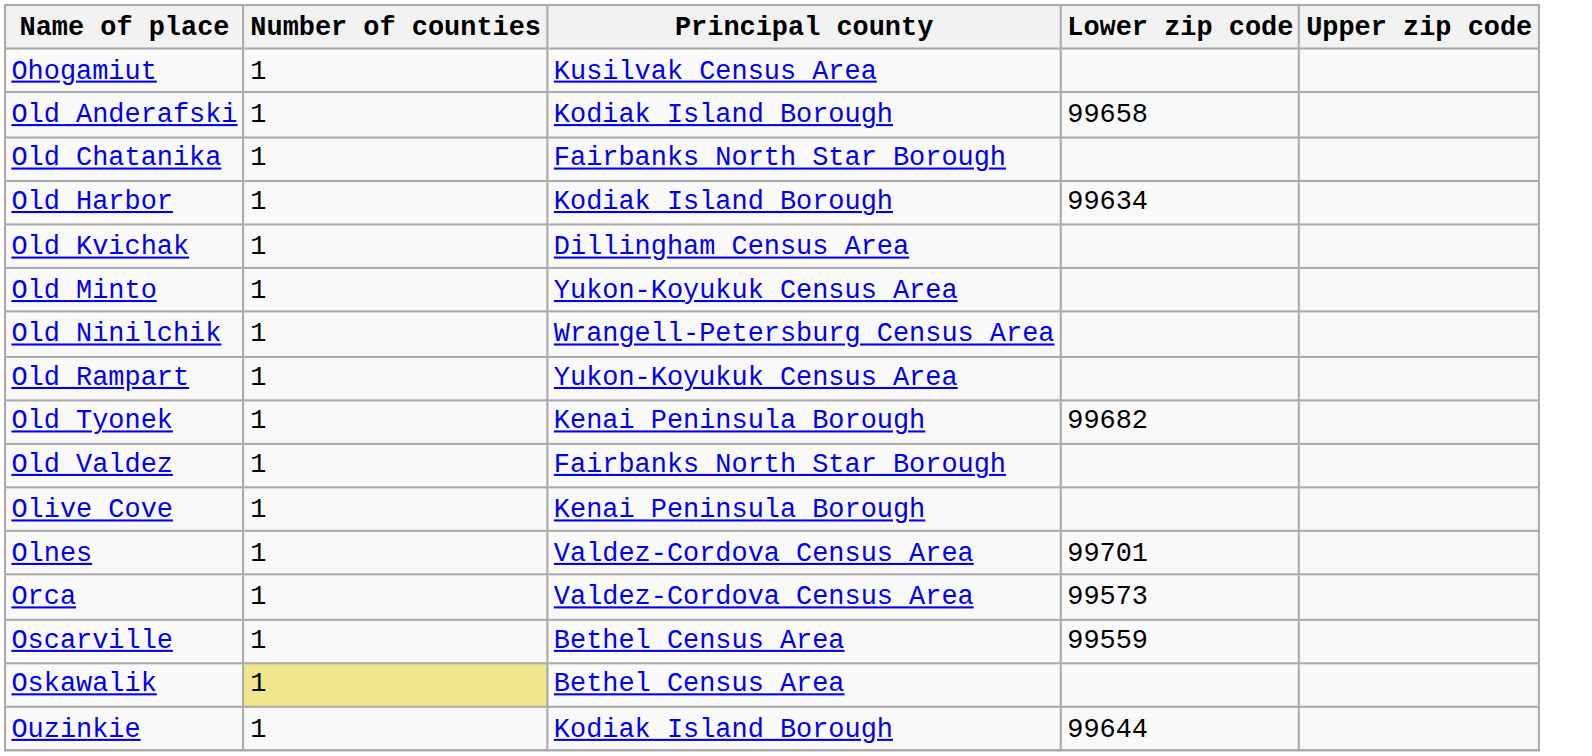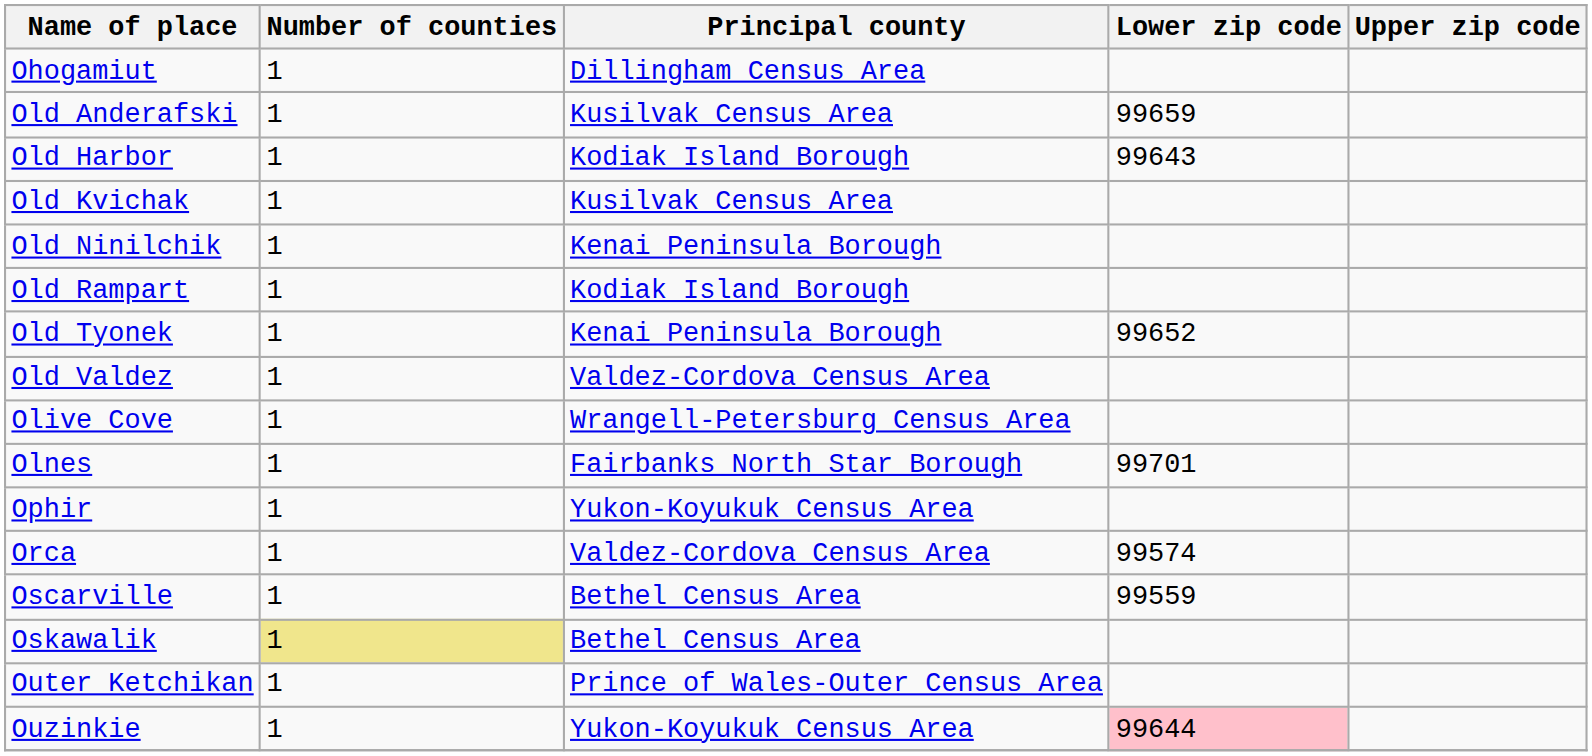(715, 71) Kusilvak Census Area -> (748, 71) Dillingham Census Area
(723, 115) Kodiak Island Borough -> (732, 115) Kusilvak Census Area
(1108, 115) 99658 -> (1156, 115) 99659
- row: (116, 159)
(1108, 202) 99634 -> (1156, 159) 99643
(731, 246) Dillingham Census Area -> (732, 202) Kusilvak Census Area
- row: (84, 290)
(804, 334) Wrangell-Petersburg Census Area -> (756, 246) Kenai Peninsula Borough
(756, 378) Yukon-Koyukuk Census Area -> (740, 290) Kodiak Island Borough
(1108, 422) 99682 -> (1156, 334) 99652
(780, 466) Fairbanks North Star Borough -> (780, 378) Valdez-Cordova Census Area
(740, 509) Kenai Peninsula Borough -> (820, 422) Wrangell-Petersburg Census Area
(764, 553) Valdez-Cordova Census Area -> (796, 466) Fairbanks North Star Borough
+ row: (52, 509)
(1108, 597) 99573 -> (1156, 553) 99574
+ row: (133, 685)
(723, 729) Kodiak Island Borough -> (772, 729) Yukon-Koyukuk Census Area
(1108, 729) no background -> (1156, 729) pink background
